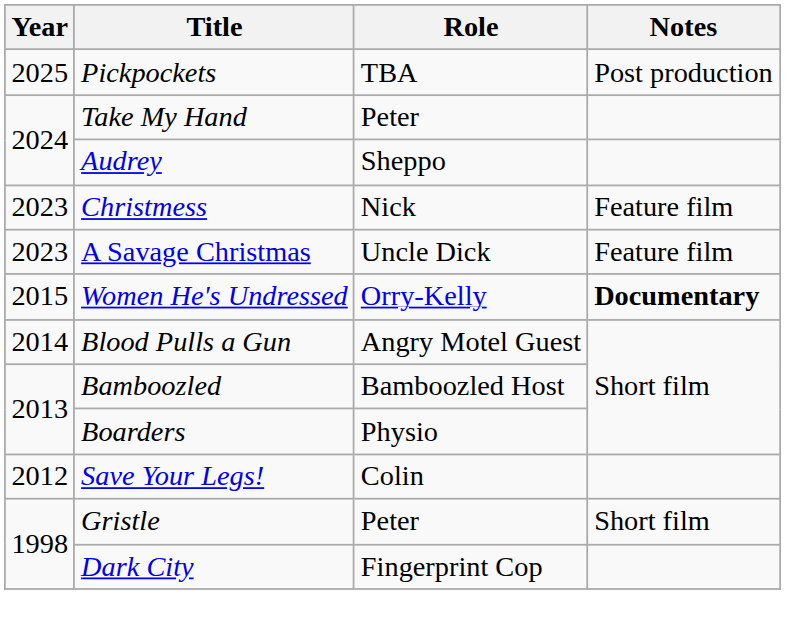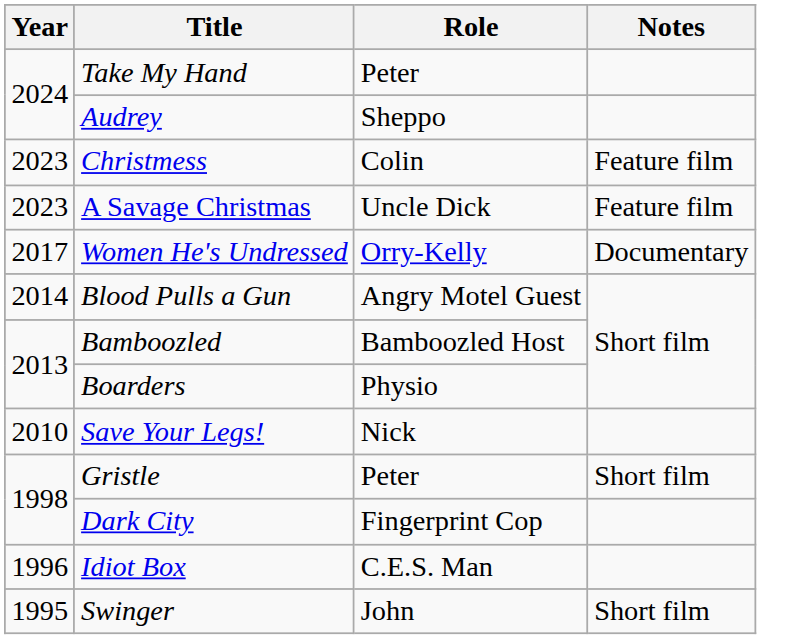- row: (149, 71)
(388, 206) Nick -> (392, 161) Colin
(40, 296) 2015 -> (40, 251) 2017
(677, 296) bold -> (671, 251) normal
(40, 476) 2012 -> (40, 431) 2010
(392, 476) Colin -> (388, 431) Nick
+ row: (133, 565)
+ row: (128, 610)
